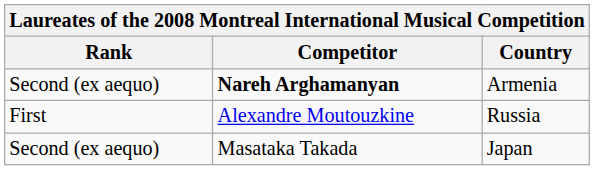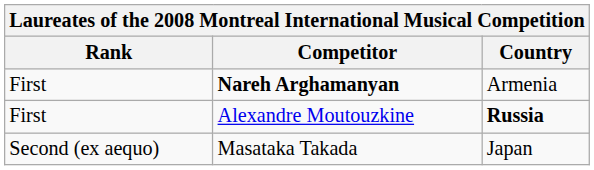(84, 84) Second (ex aequo) -> (28, 84) First
(514, 116) normal -> (515, 116) bold
